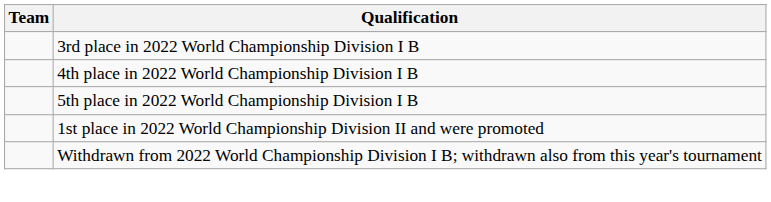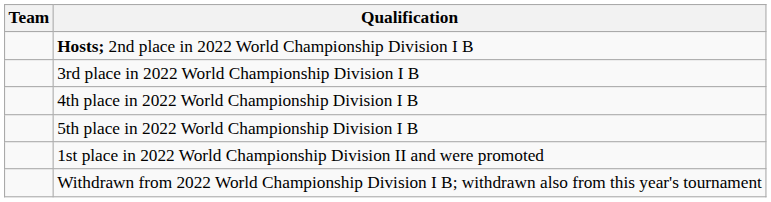+ row: (265, 45)
